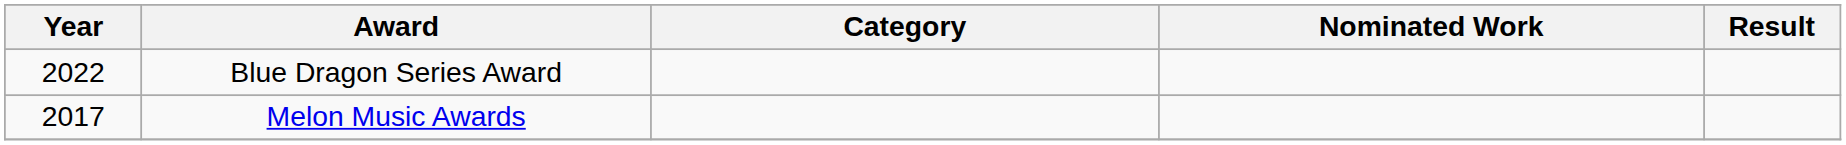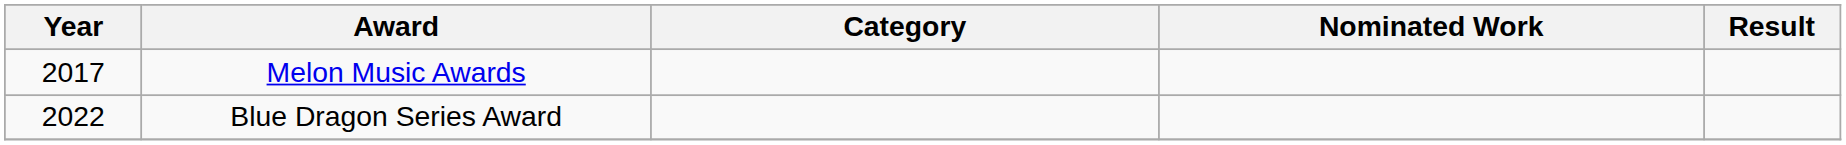rows swapped: (396, 116) <-> (396, 71)
